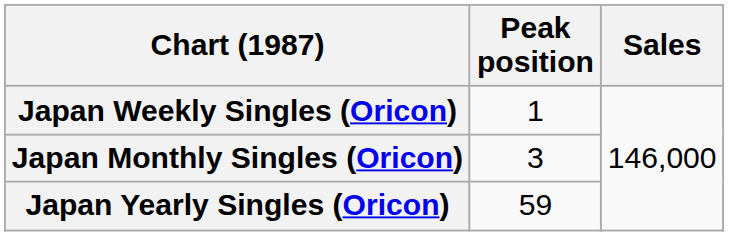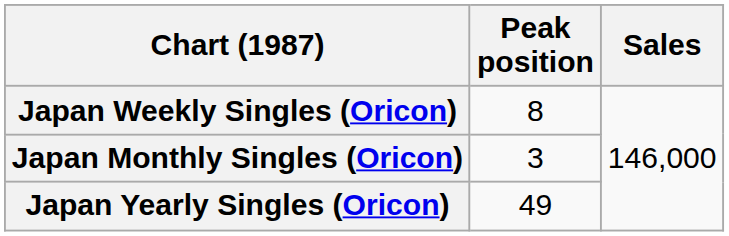(535, 109) 1 -> (535, 109) 8
(535, 205) 59 -> (535, 205) 49
